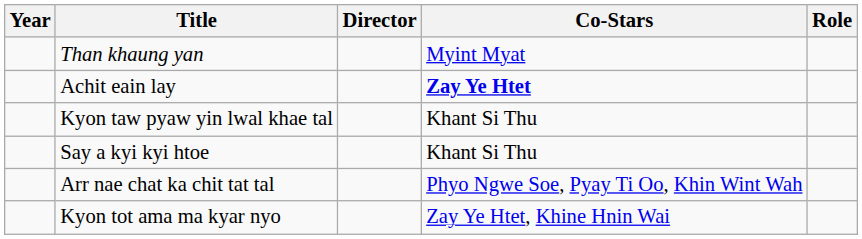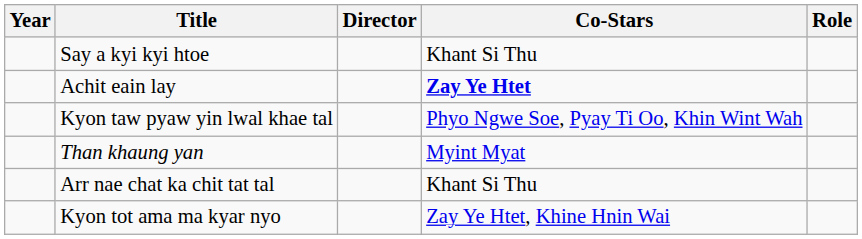rows swapped: (135, 151) <-> (132, 53)
(482, 119) Khant Si Thu -> (614, 119) Phyo Ngwe Soe, Pyay Ti Oo, Khin Wint Wah
(614, 184) Phyo Ngwe Soe, Pyay Ti Oo, Khin Wint Wah -> (482, 184) Khant Si Thu
